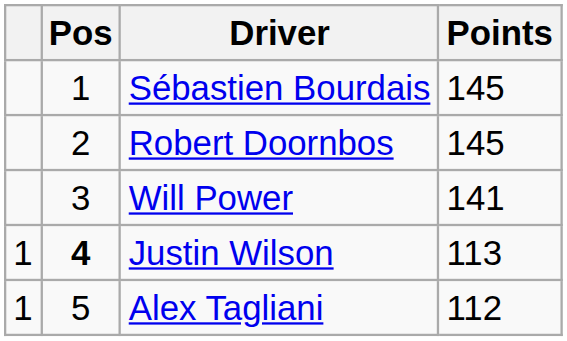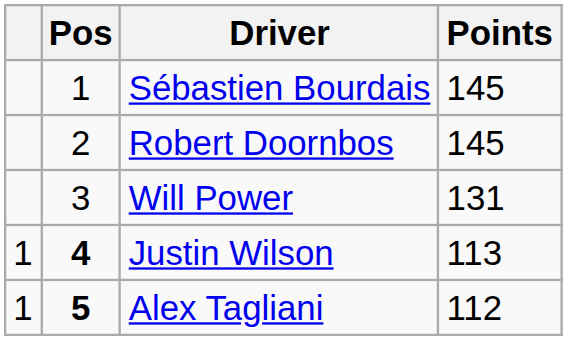(476, 198) 141 -> (476, 198) 131
(81, 308) normal -> (81, 308) bold
